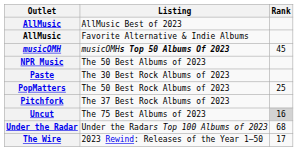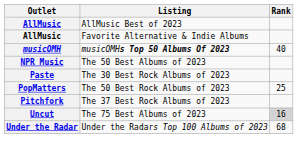(281, 50) 45 -> (281, 50) 40
- row: (42, 140)
